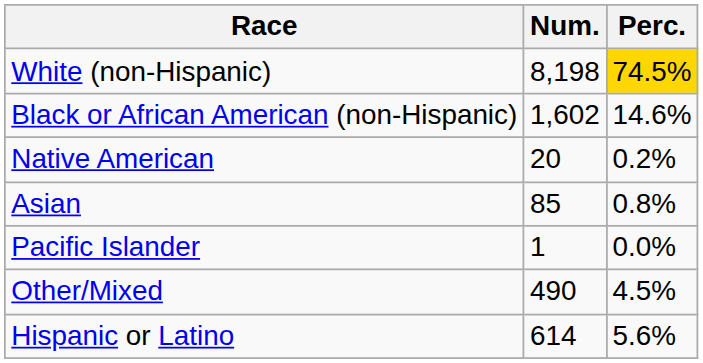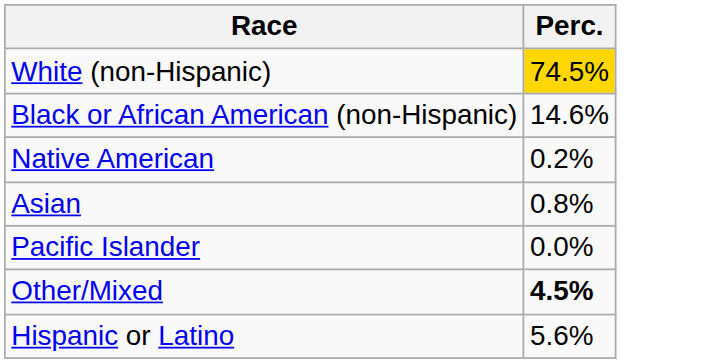- column: (565, 26)
(644, 291) normal -> (562, 291) bold
